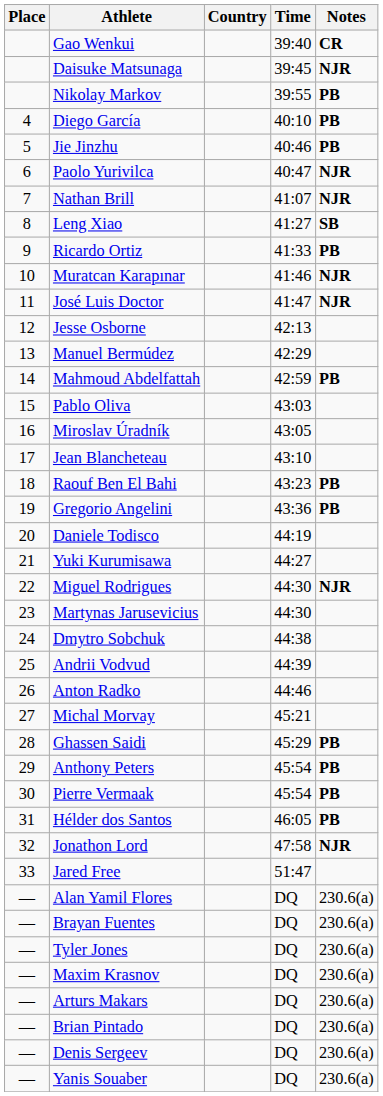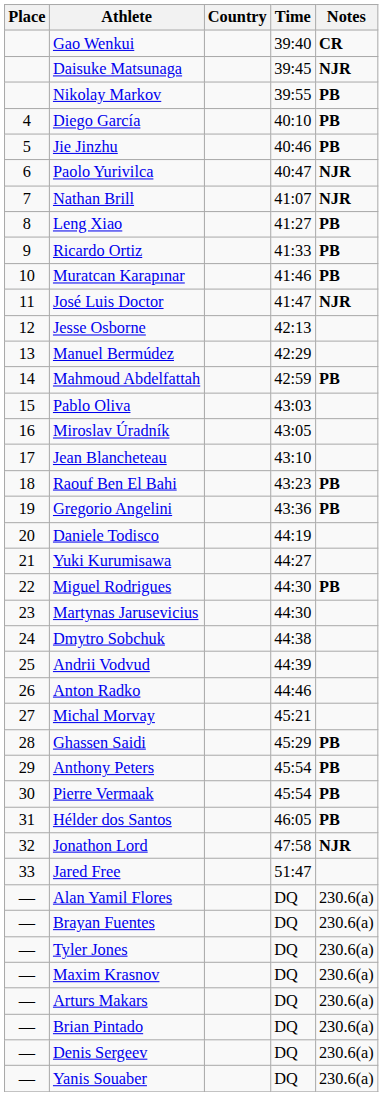(329, 224) SB -> (329, 224) PB
(335, 276) NJR -> (329, 276) PB
(335, 586) NJR -> (329, 586) PB
